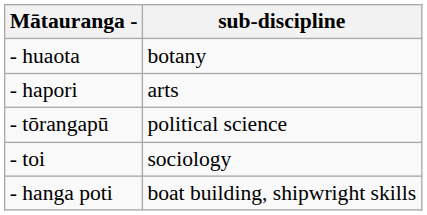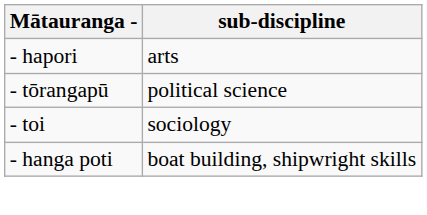- row: (45, 55)
